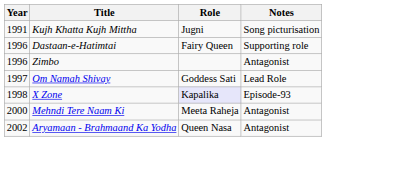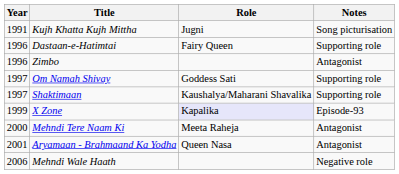(265, 78) Lead Role -> (349, 78) Supporting role
+ row: (57, 95)
(17, 95) 1998 -> (17, 111) 1999
(17, 128) 2002 -> (17, 144) 2001
+ row: (74, 161)
